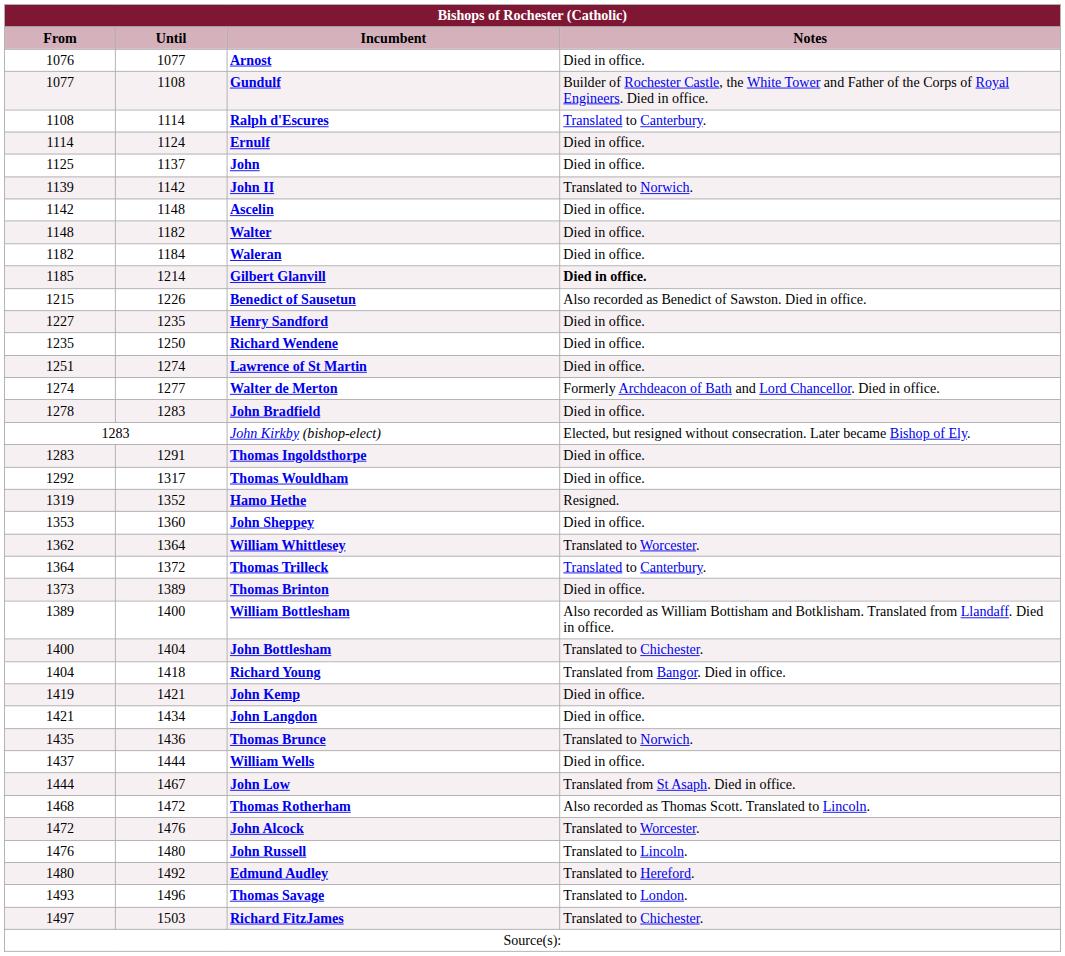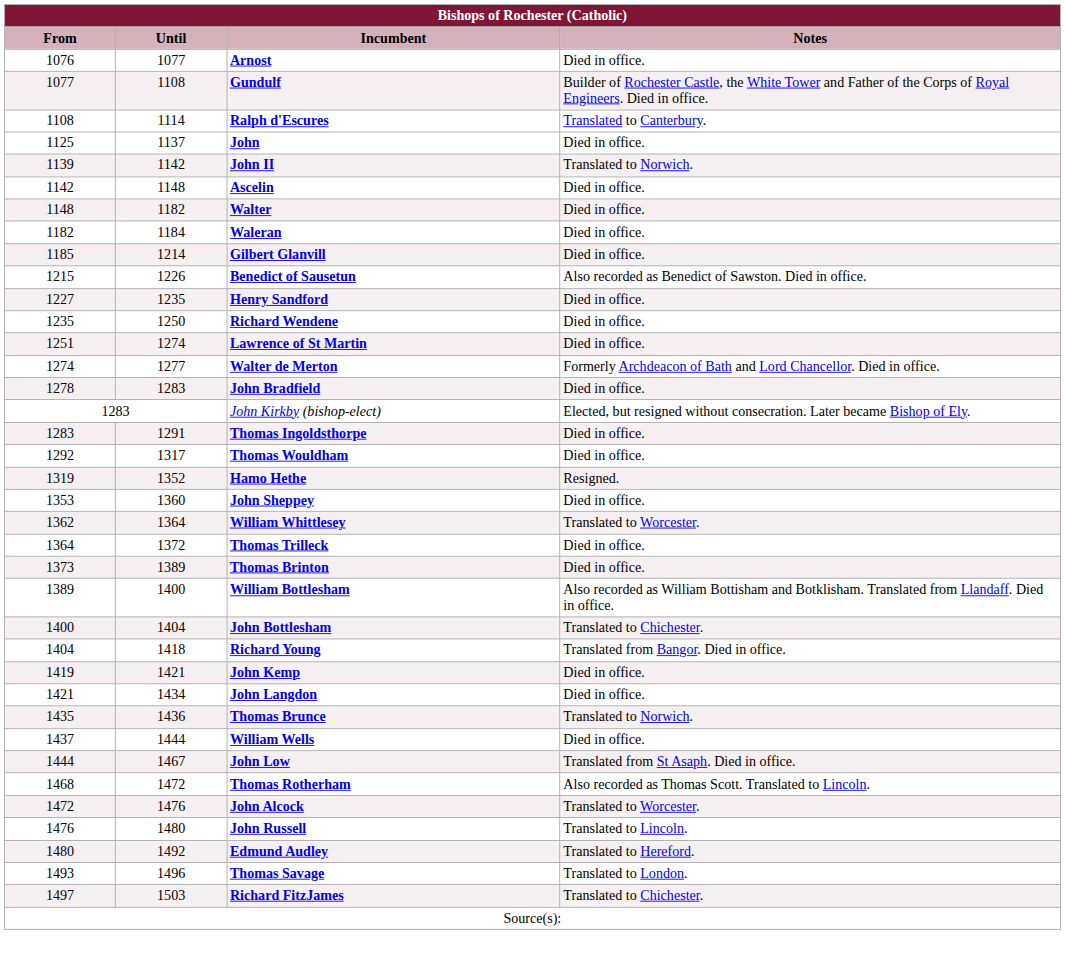- row: (250, 143)
(605, 277) bold -> (604, 254) normal
(635, 567) Translated to Canterbury. -> (604, 545) Died in office.
